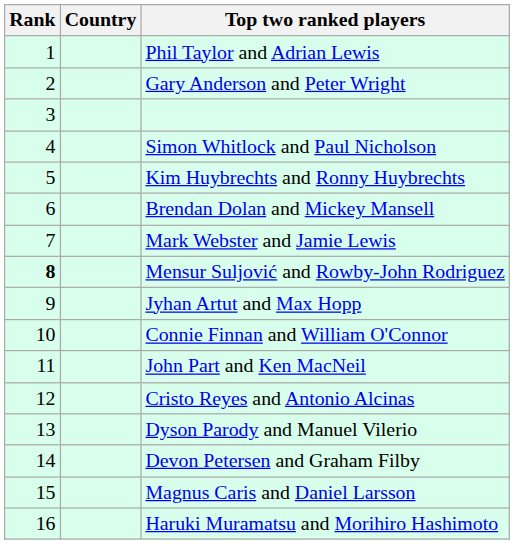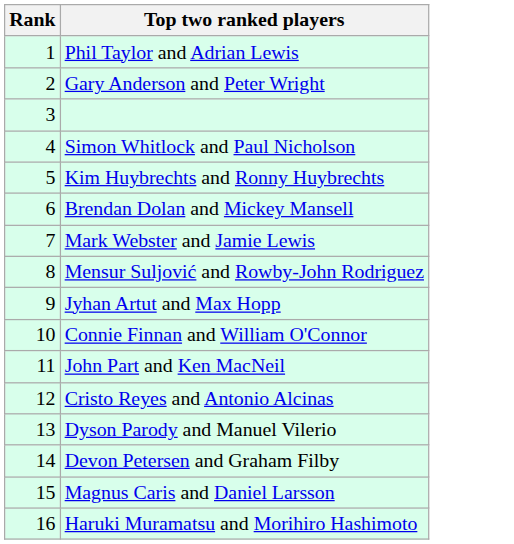- column: (100, 20)
(51, 271) bold -> (51, 271) normal
